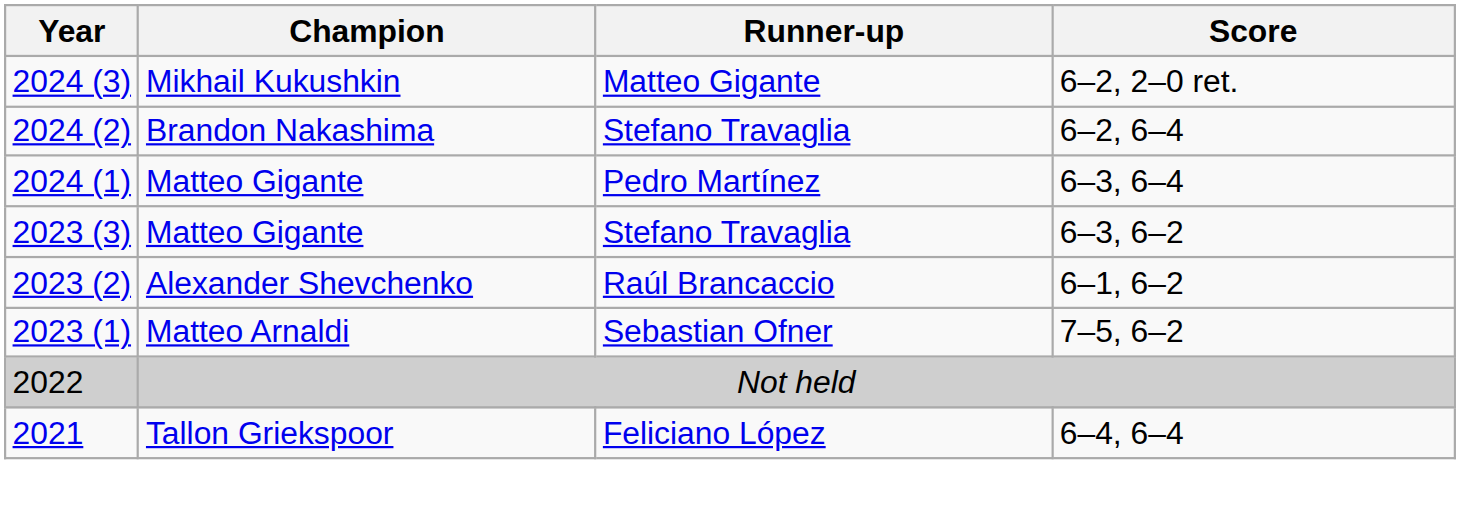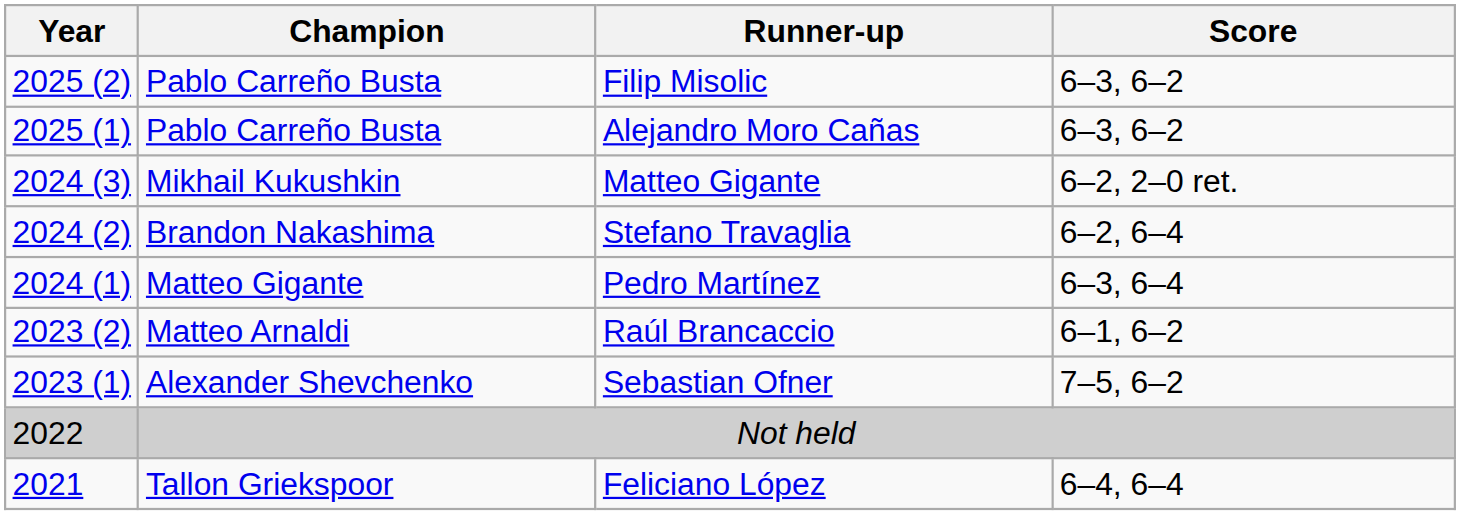+ row: (72, 81)
+ row: (72, 131)
- row: (72, 232)
(310, 282) Alexander Shevchenko -> (248, 332) Matteo Arnaldi
(248, 332) Matteo Arnaldi -> (310, 383) Alexander Shevchenko
